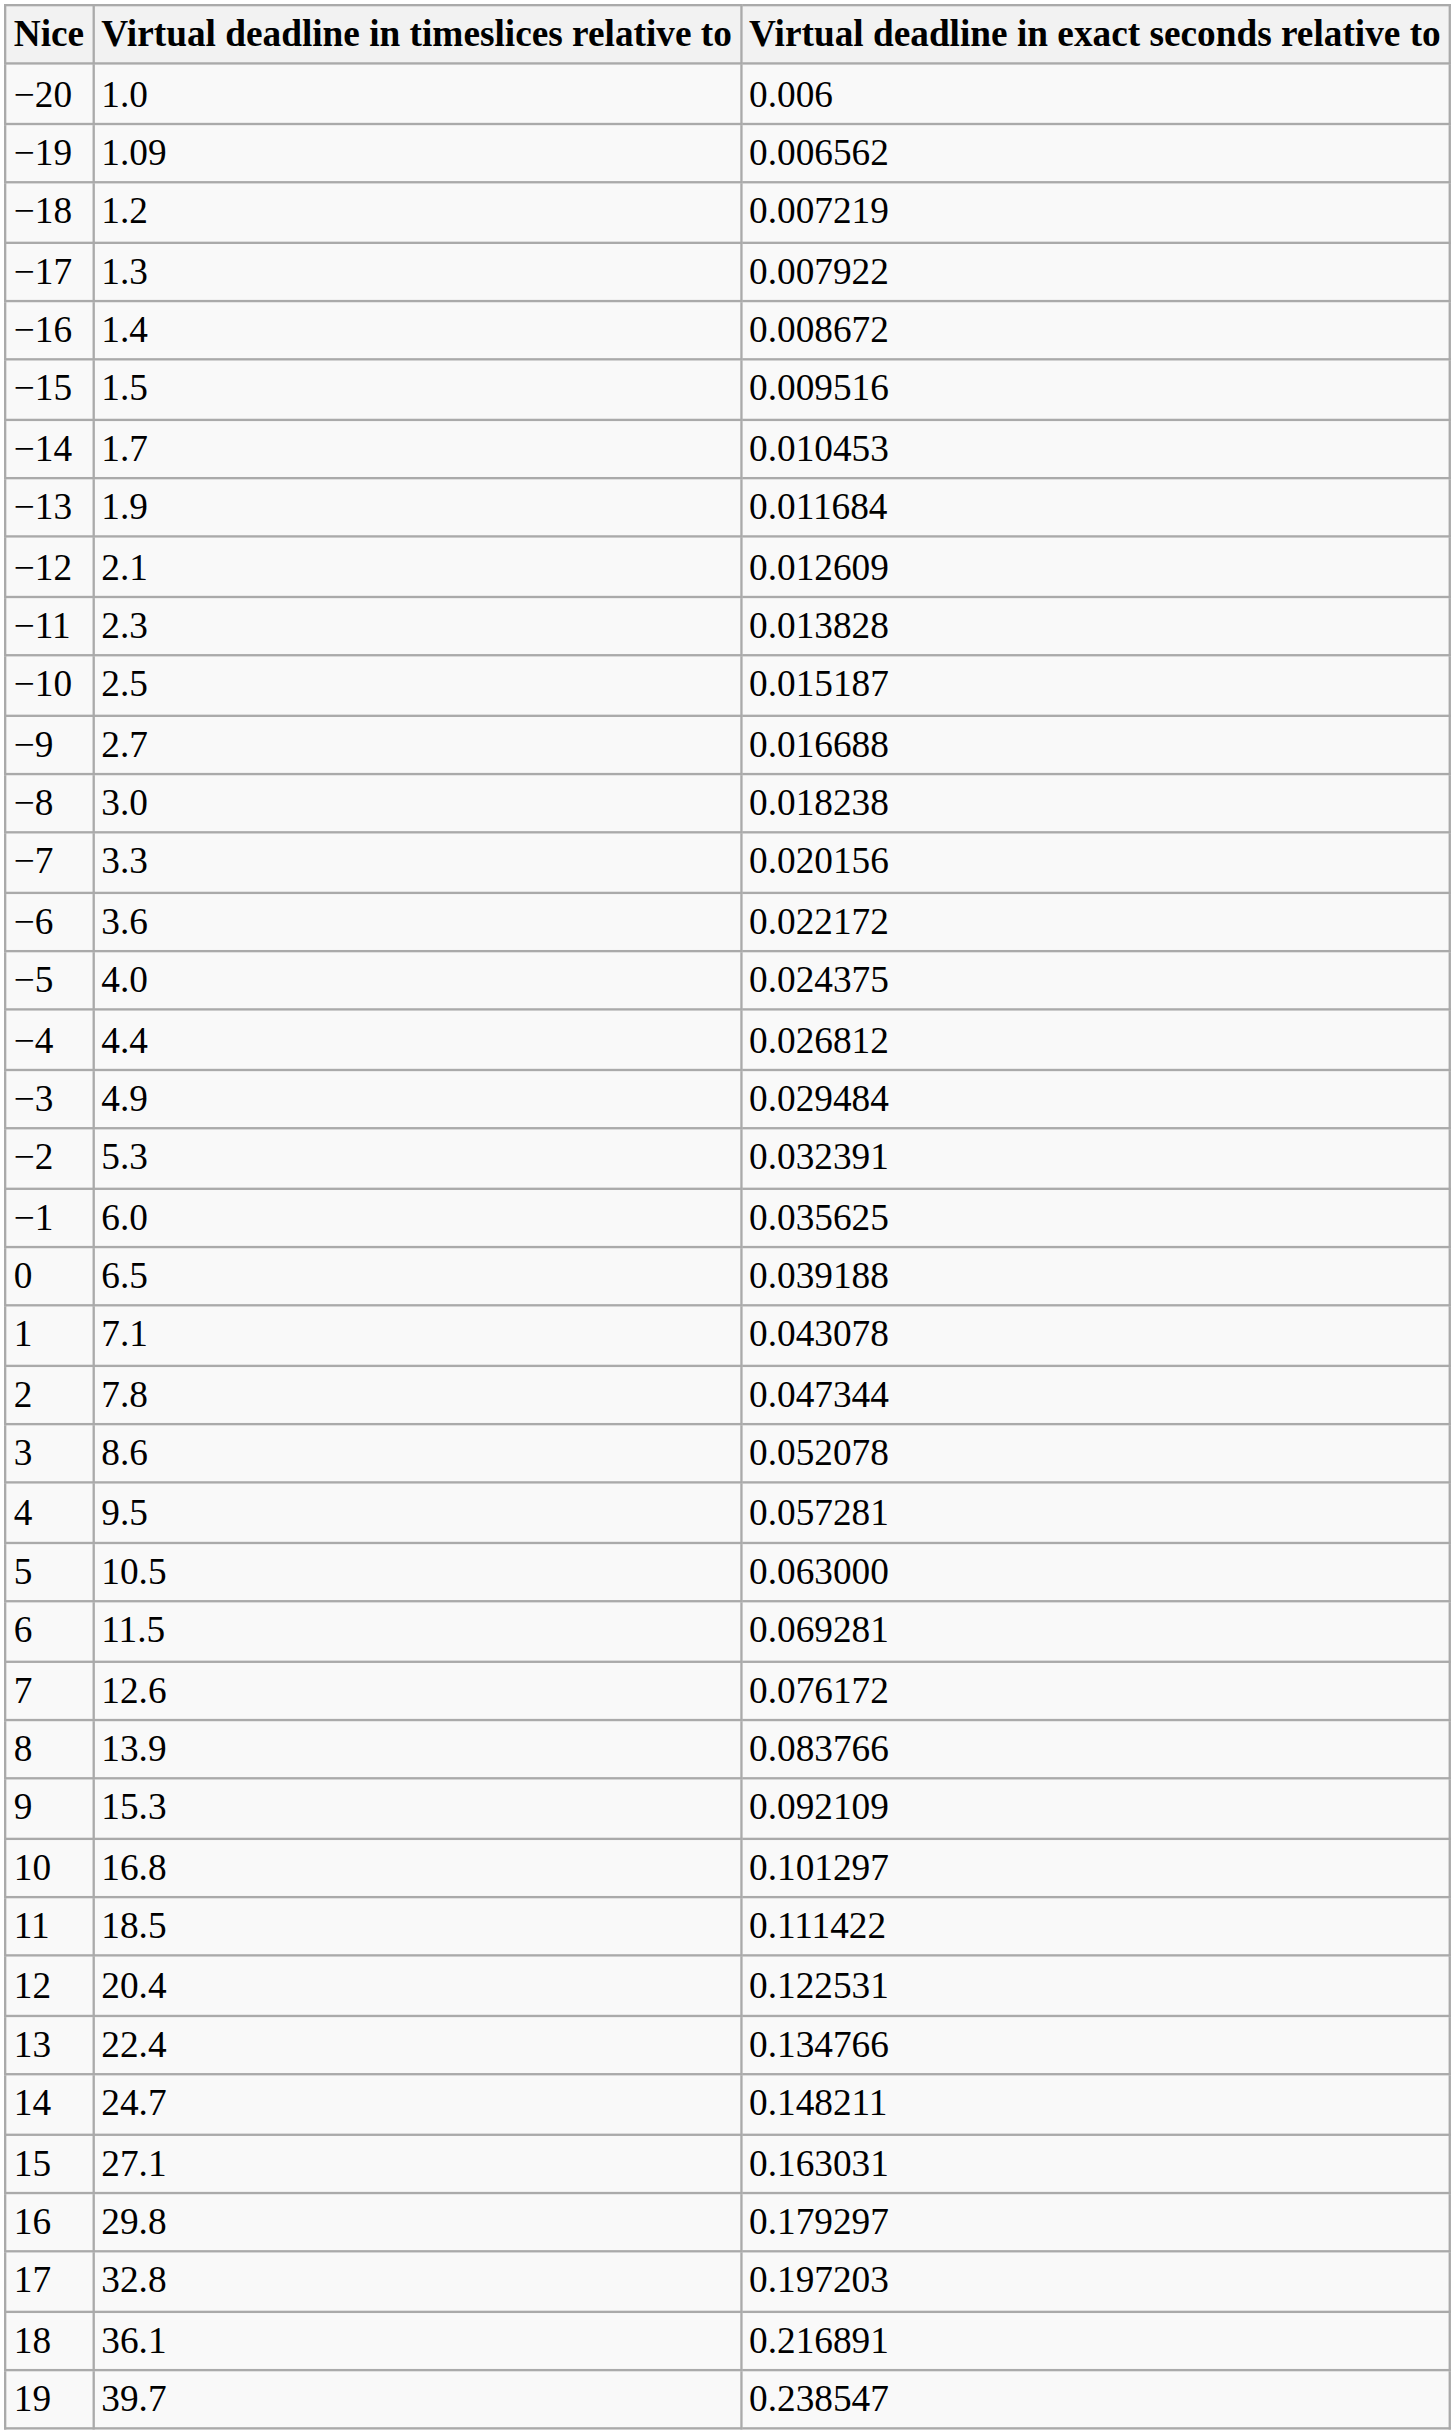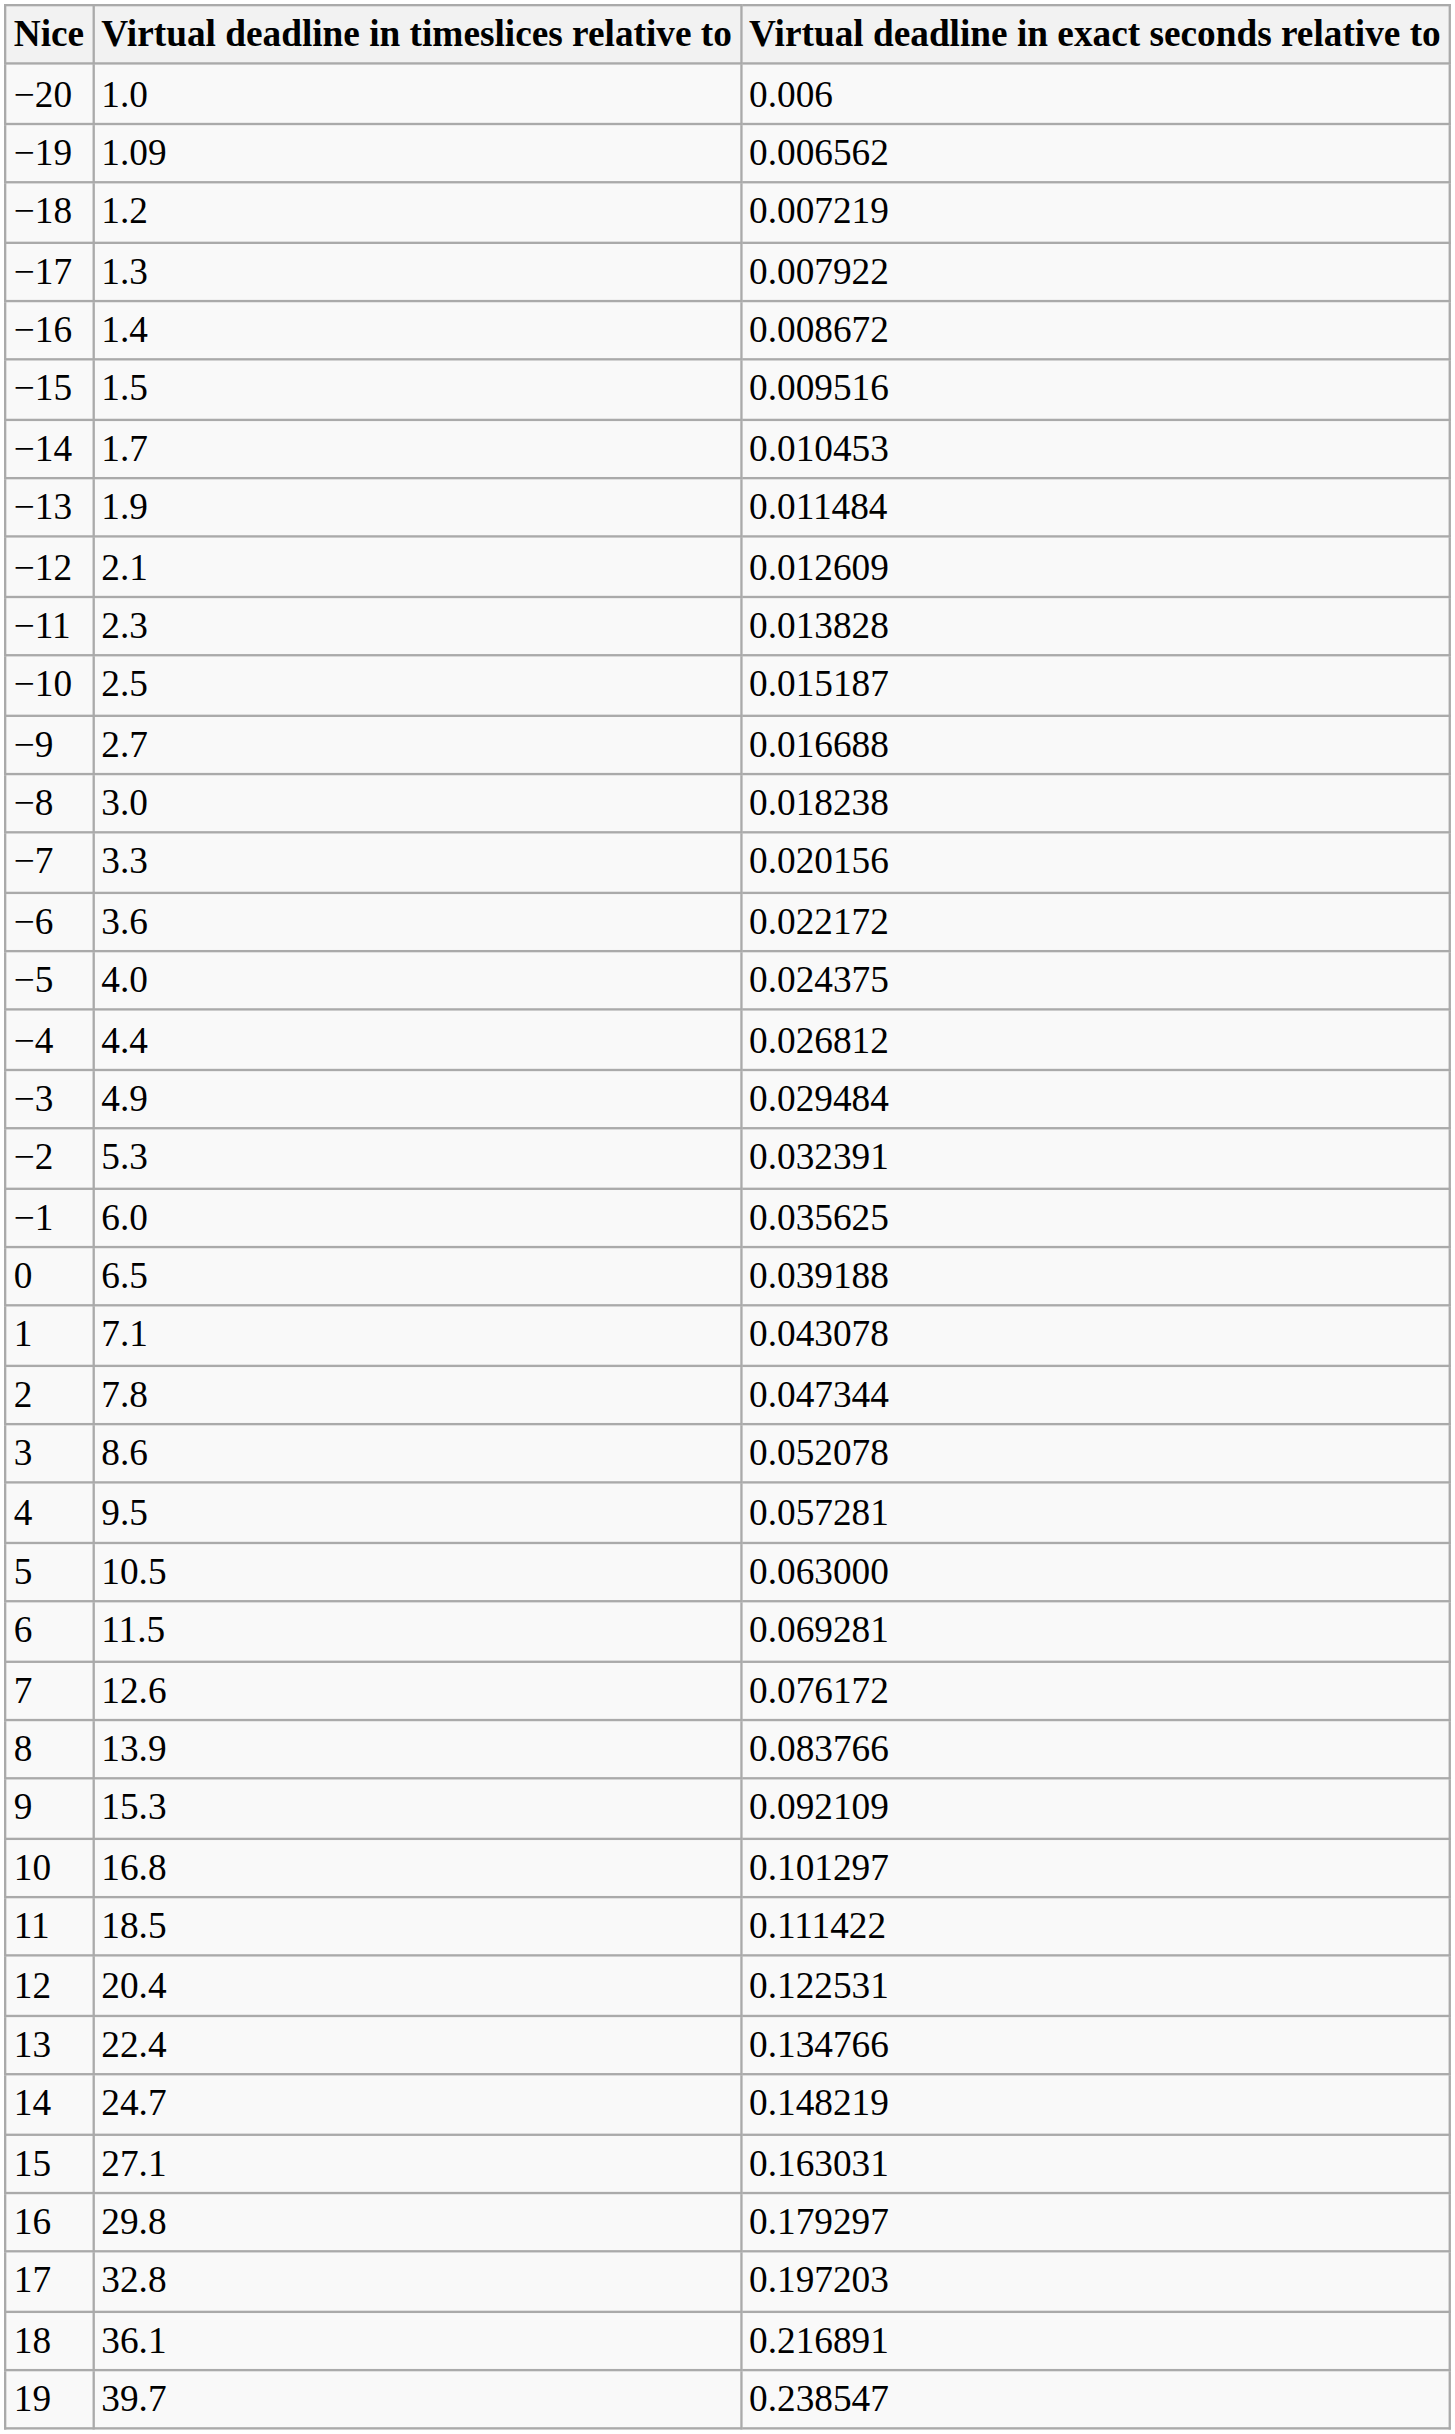(818, 507) 0.011684 -> (818, 507) 0.011484
(818, 2103) 0.148211 -> (819, 2103) 0.148219
